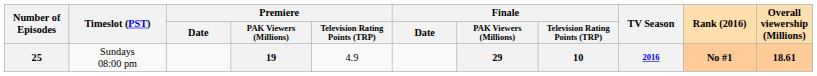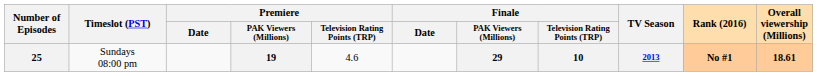(352, 57) 4.9 -> (352, 57) 4.6
(651, 57) 2016 -> (651, 57) 2013
